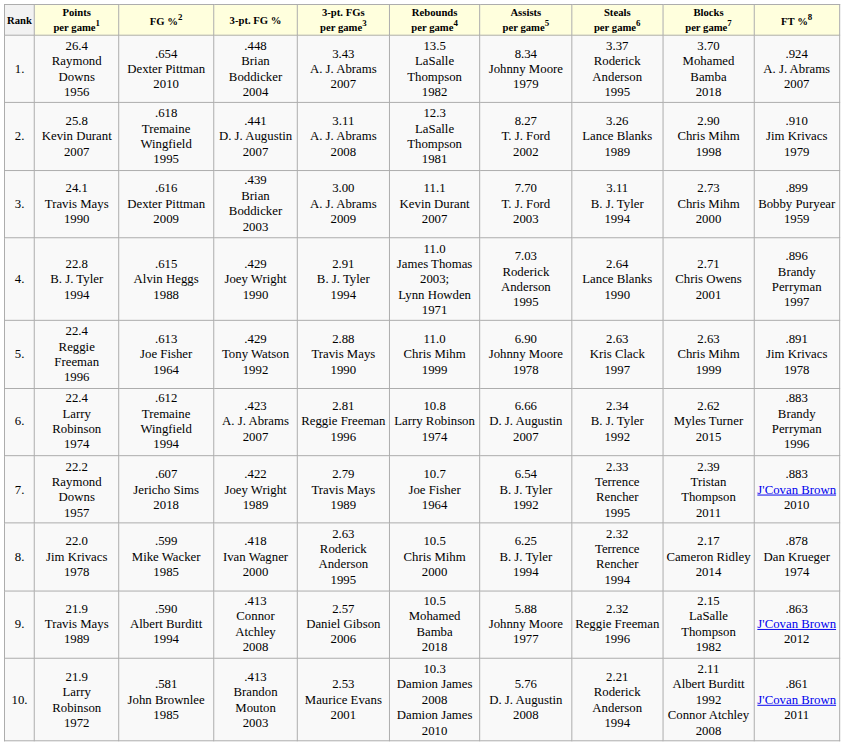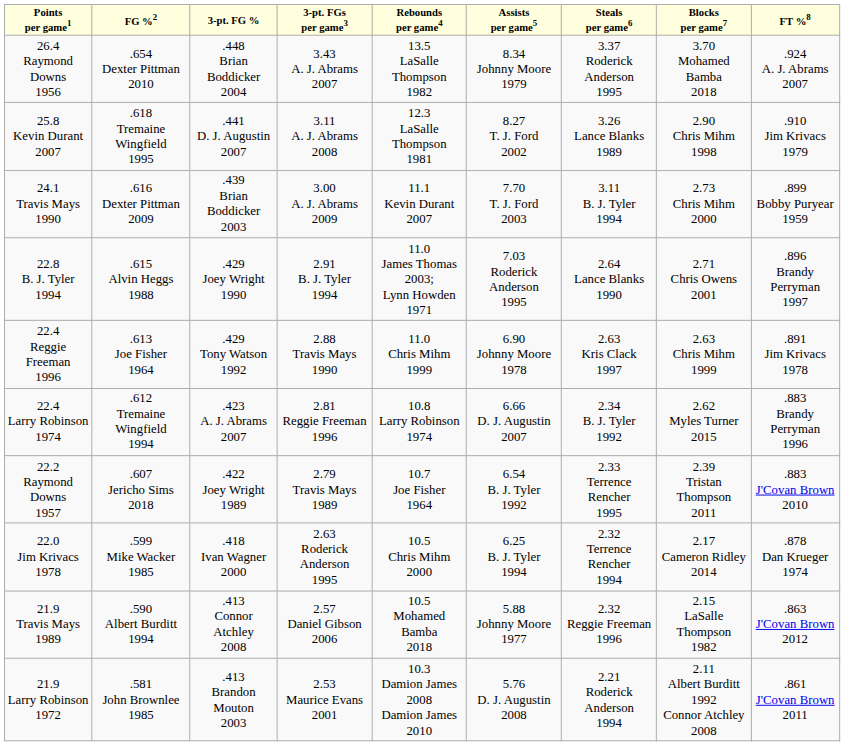- column: (20, 20)
